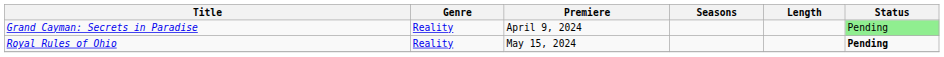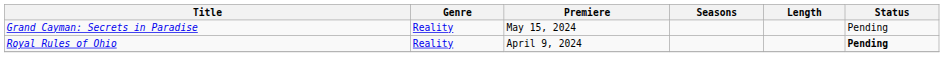(544, 28) April 9, 2024 -> (541, 28) May 15, 2024
(868, 28) lightgreen background -> (868, 28) no background
(541, 44) May 15, 2024 -> (544, 44) April 9, 2024
